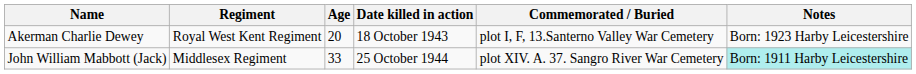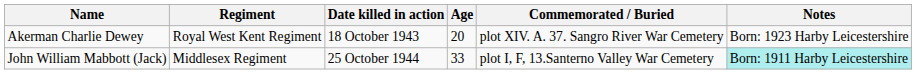columns swapped: (415, 15) <-> (339, 15)
(597, 36) plot I, F, 13.Santerno Valley War Cemetery -> (602, 36) plot XIV. A. 37. Sangro River War Cemetery
(602, 58) plot XIV. A. 37. Sangro River War Cemetery -> (597, 58) plot I, F, 13.Santerno Valley War Cemetery
